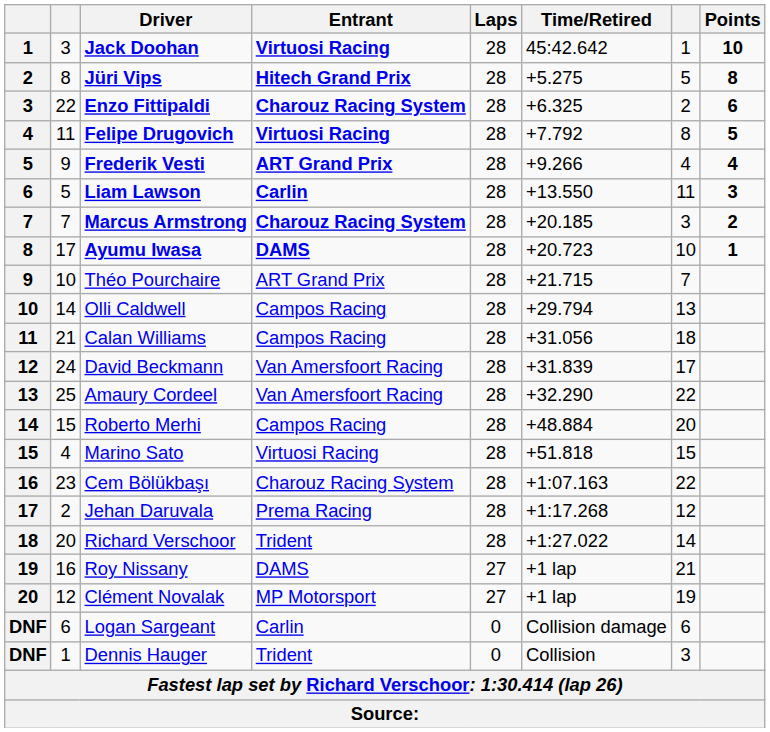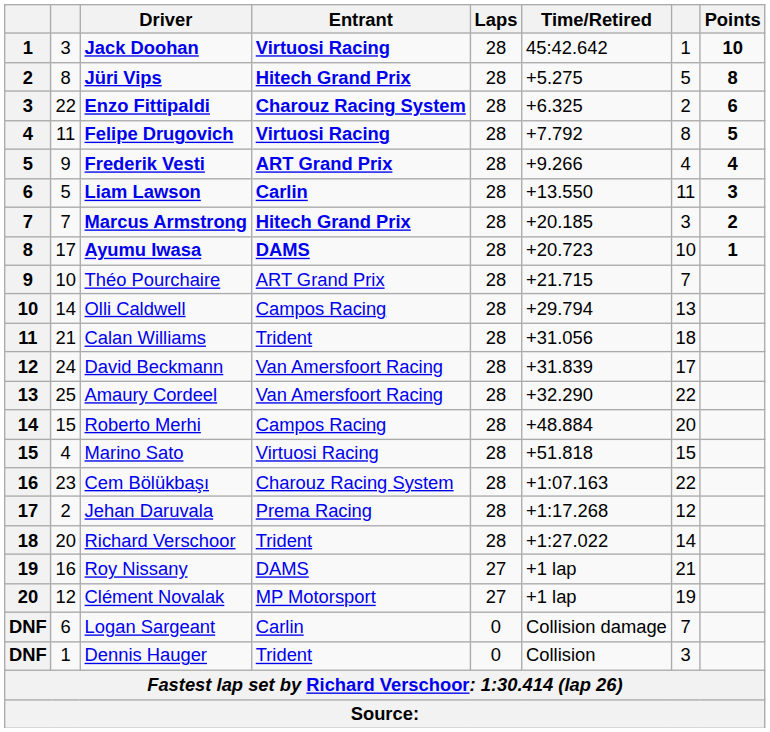(361, 221) Charouz Racing System -> (333, 221) Hitech Grand Prix
(321, 337) Campos Racing -> (284, 337) Trident
(686, 626) 6 -> (686, 626) 7
